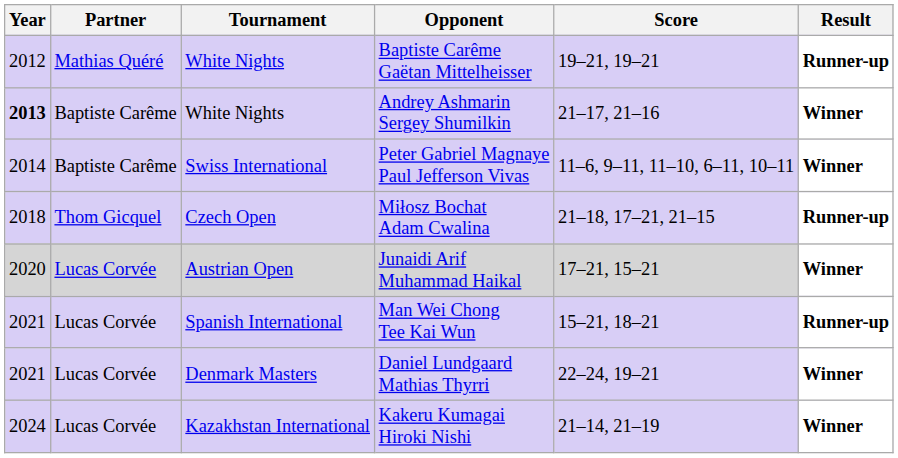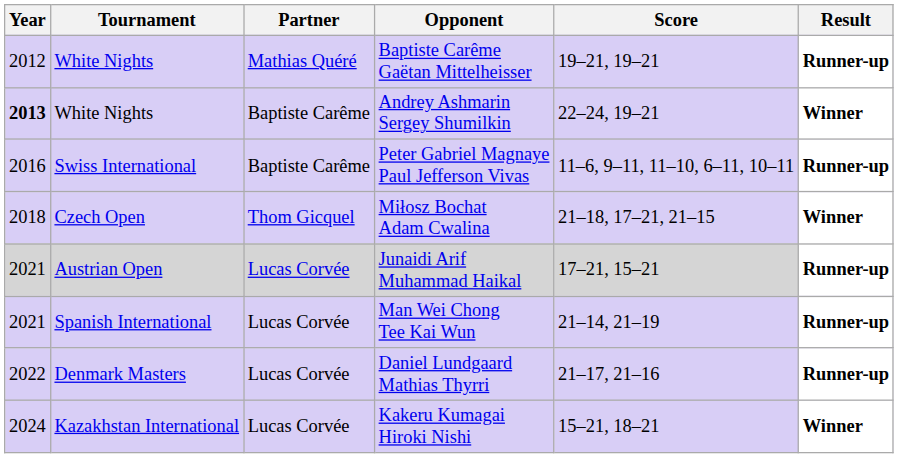columns swapped: (278, 20) <-> (116, 20)
(609, 113) 21–17, 21–16 -> (609, 113) 22–24, 19–21
(27, 165) 2014 -> (27, 165) 2016
(833, 165) Winner -> (846, 165) Runner-up
(846, 217) Runner-up -> (833, 217) Winner
(27, 270) 2020 -> (27, 270) 2021
(833, 270) Winner -> (846, 270) Runner-up
(609, 322) 15–21, 18–21 -> (609, 322) 21–14, 21–19
(27, 374) 2021 -> (27, 374) 2022
(609, 374) 22–24, 19–21 -> (609, 374) 21–17, 21–16
(833, 374) Winner -> (846, 374) Runner-up
(609, 426) 21–14, 21–19 -> (609, 426) 15–21, 18–21
